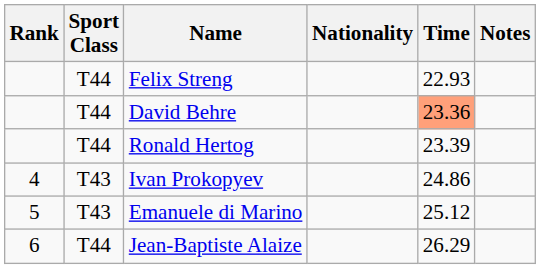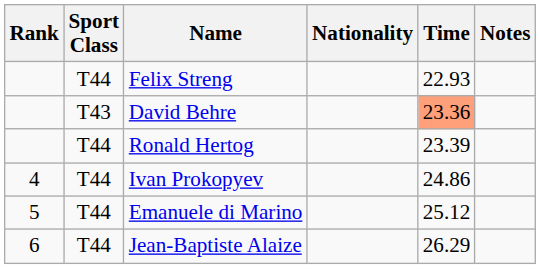(94, 111) T44 -> (94, 111) T43
(94, 178) T43 -> (94, 178) T44
(94, 212) T43 -> (94, 212) T44
